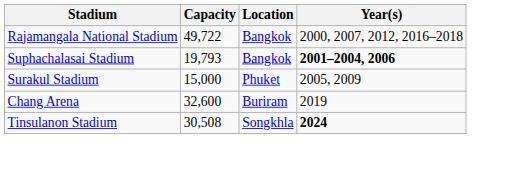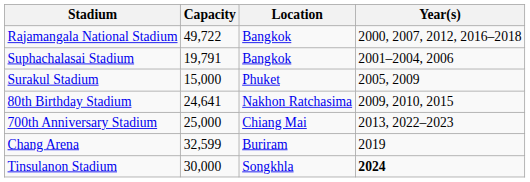(202, 58) 19,793 -> (202, 58) 19,791
(347, 58) bold -> (406, 58) normal
+ row: (70, 101)
+ row: (82, 123)
(202, 101) 32,600 -> (202, 144) 32,599
(202, 123) 30,508 -> (202, 166) 30,000
